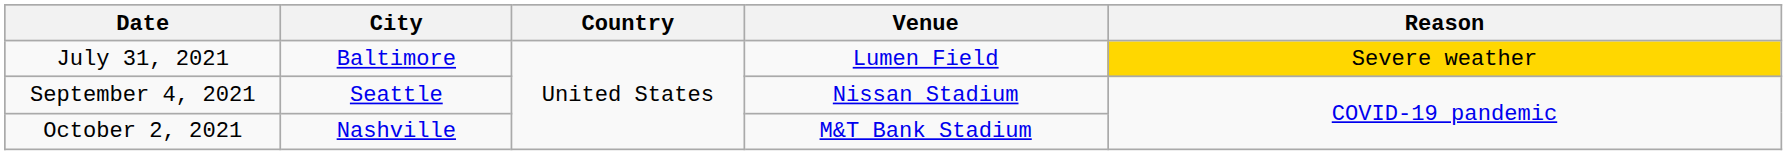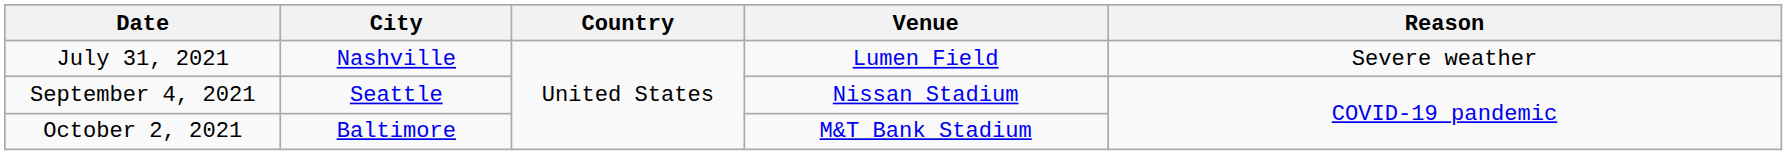(396, 59) Baltimore -> (396, 59) Nashville
(1444, 59) gold background -> (1444, 59) no background
(396, 131) Nashville -> (396, 131) Baltimore
